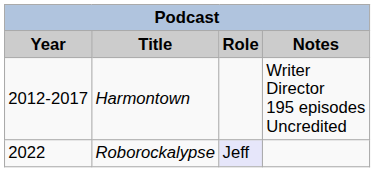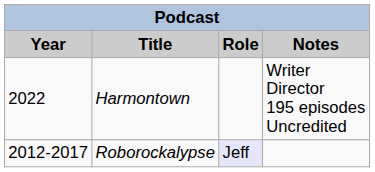(48, 98) 2012-2017 -> (27, 98) 2022
(27, 153) 2022 -> (48, 153) 2012-2017
